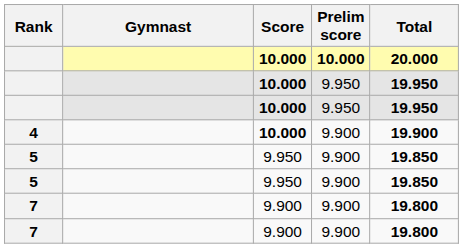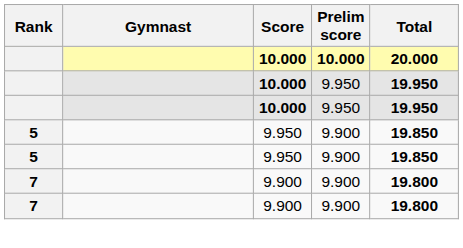- row: (34, 132)
